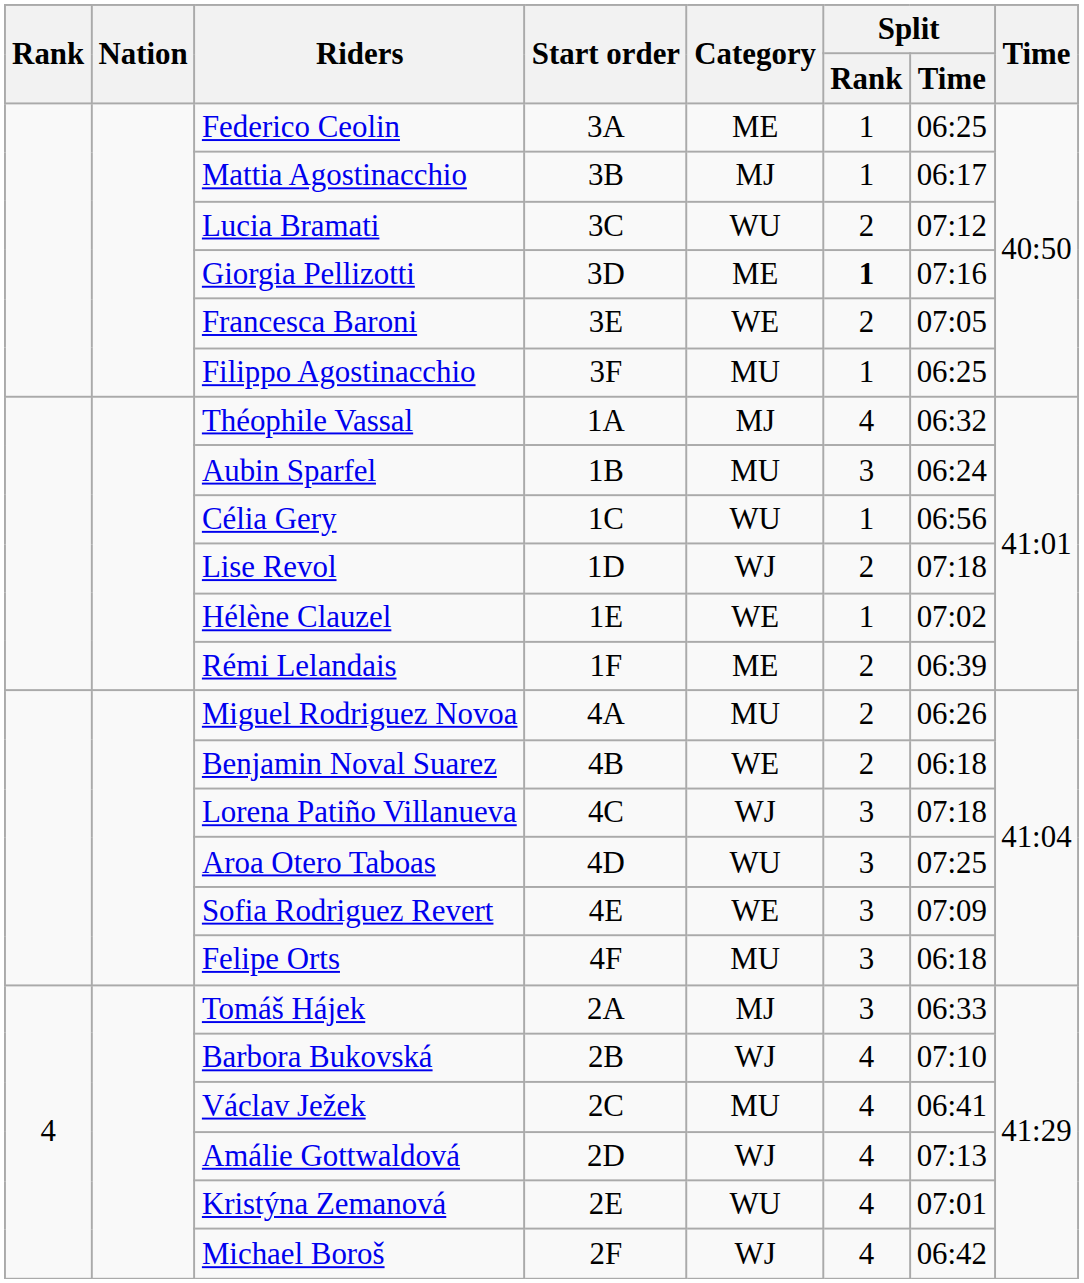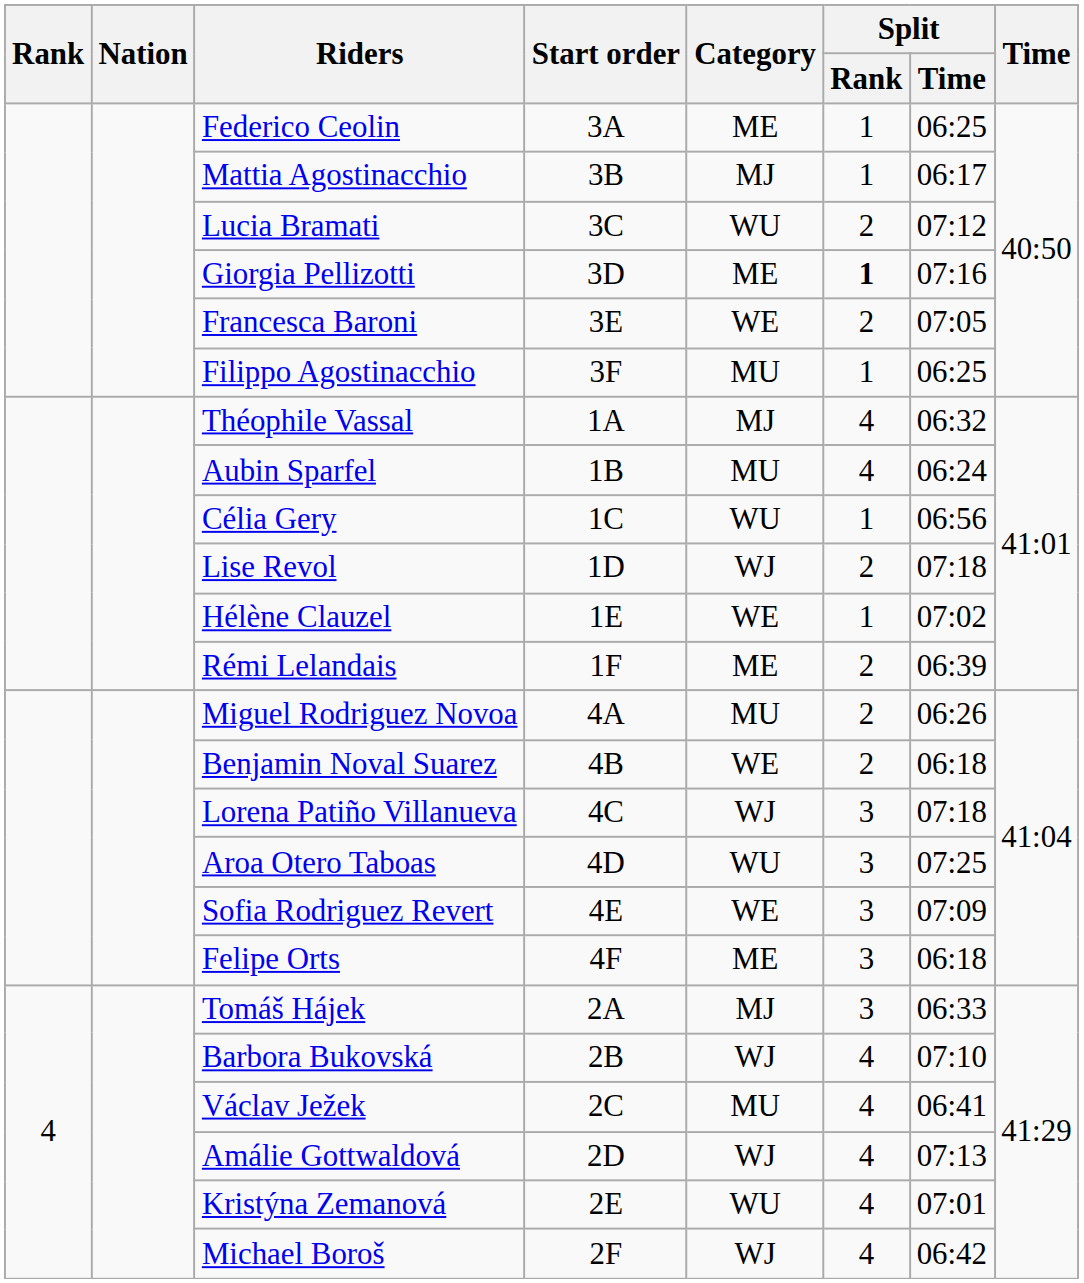(866, 469) 3 -> (866, 469) 4
(755, 959) MU -> (755, 959) ME
